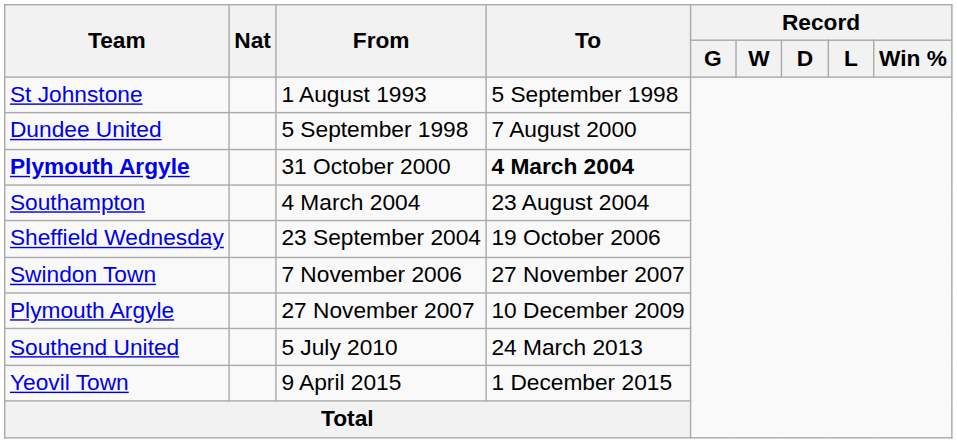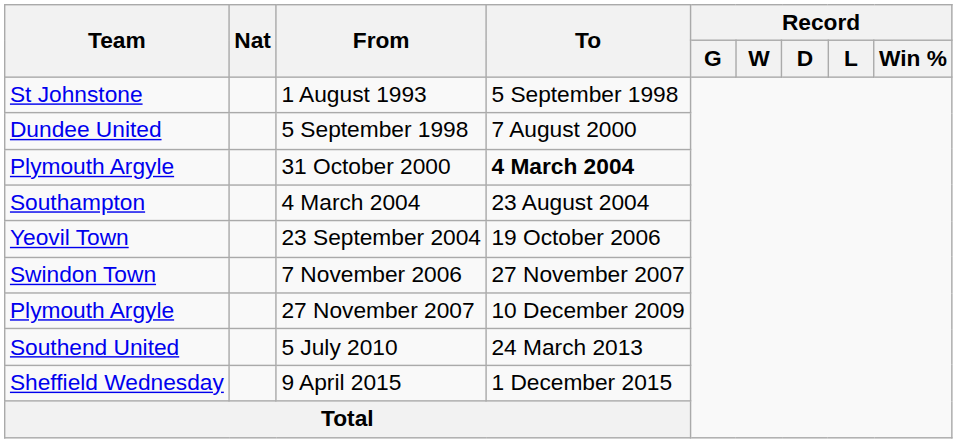(100, 166) bold -> (92, 166) normal
(117, 238) Sheffield Wednesday -> (69, 238) Yeovil Town
(69, 382) Yeovil Town -> (117, 382) Sheffield Wednesday
